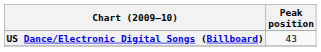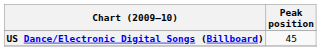(291, 39) 43 -> (291, 39) 45
